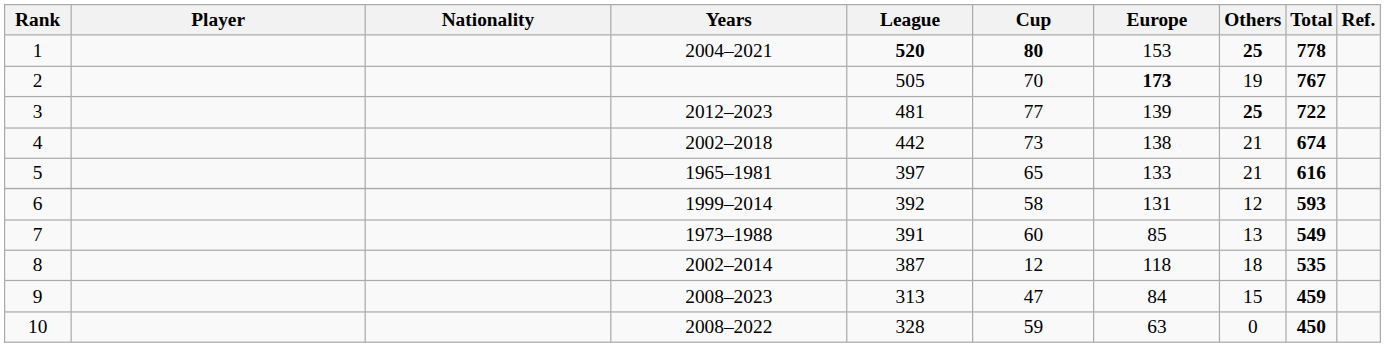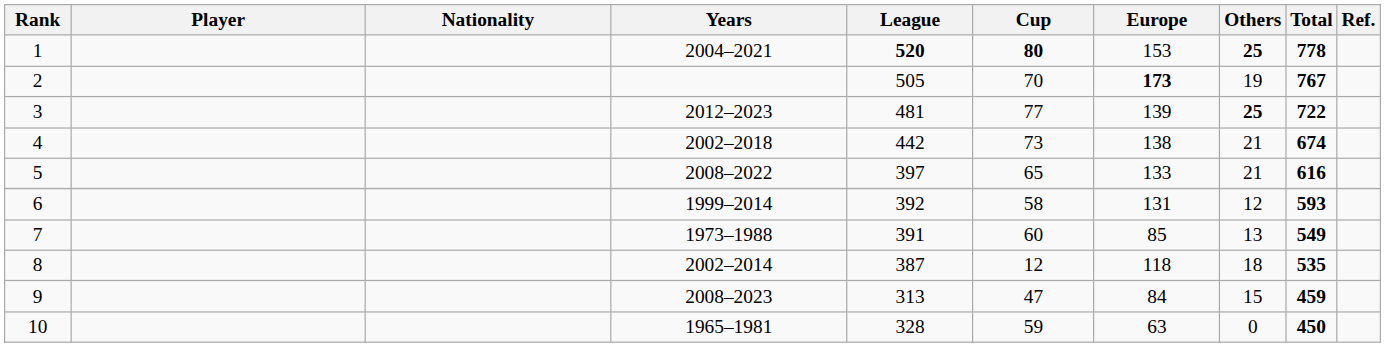(729, 173) 1965–1981 -> (729, 173) 2008–2022
(729, 326) 2008–2022 -> (729, 326) 1965–1981
